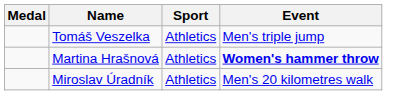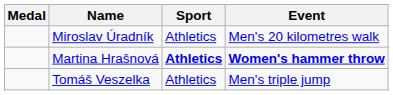rows swapped: (101, 37) <-> (103, 80)
(191, 58) normal -> (194, 58) bold
